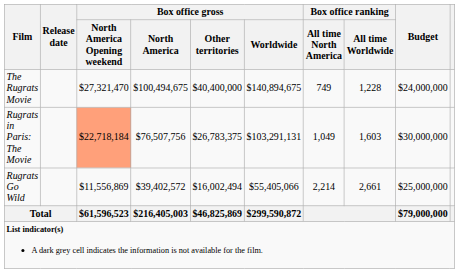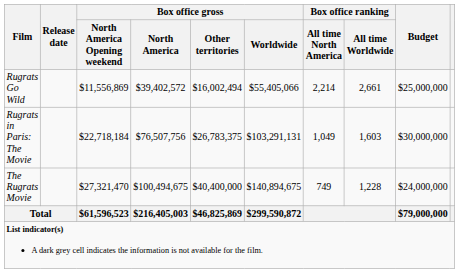rows swapped: (22, 88) <-> (22, 186)
(104, 137) lightsalmon background -> (104, 137) no background
